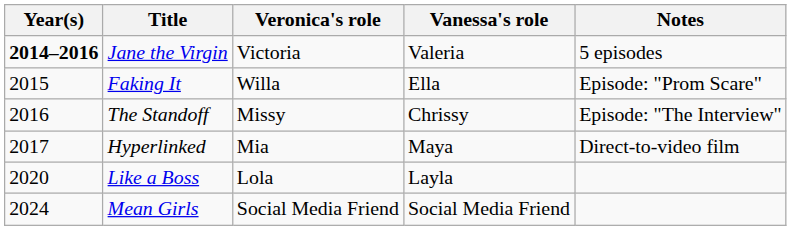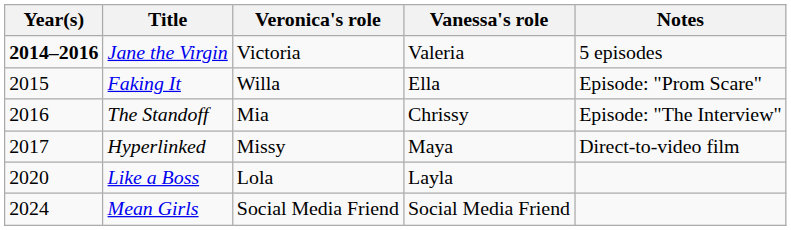(261, 114) Missy -> (253, 114) Mia
(253, 146) Mia -> (261, 146) Missy
